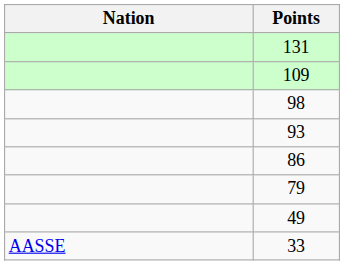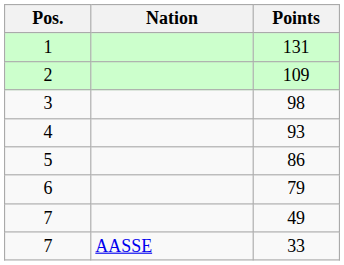+ column: (48, 18)
